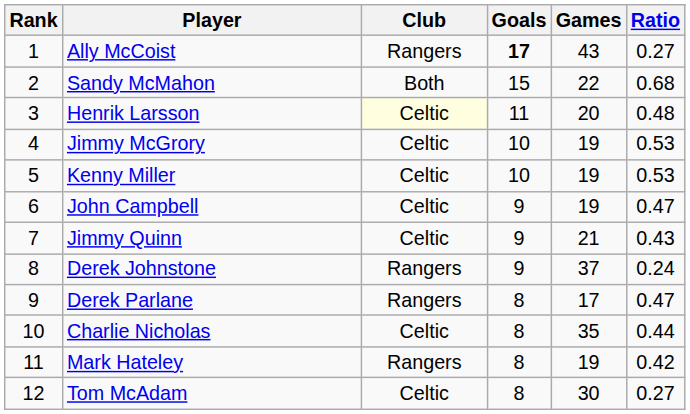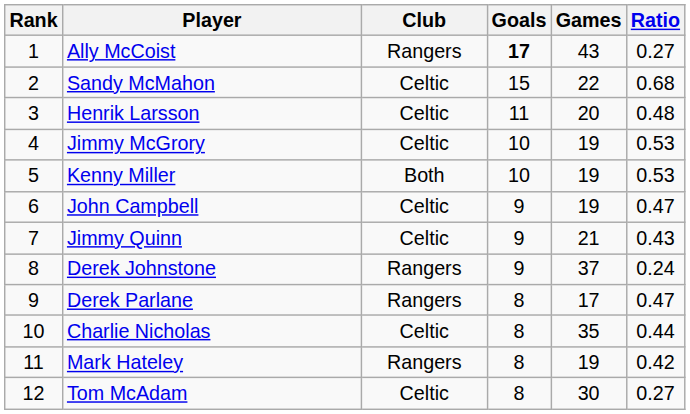(424, 82) Both -> (424, 82) Celtic
(424, 113) lightyellow background -> (424, 113) no background
(424, 175) Celtic -> (424, 175) Both
